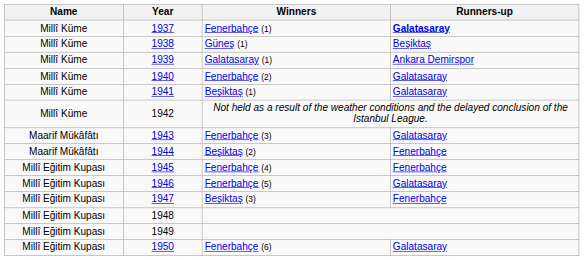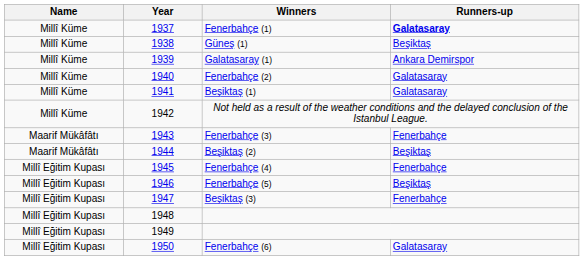(420, 135) Galatasaray -> (420, 135) Fenerbahçe
(420, 151) Fenerbahçe -> (412, 151) Beşiktaş
(420, 183) Galatasaray -> (412, 183) Beşiktaş
